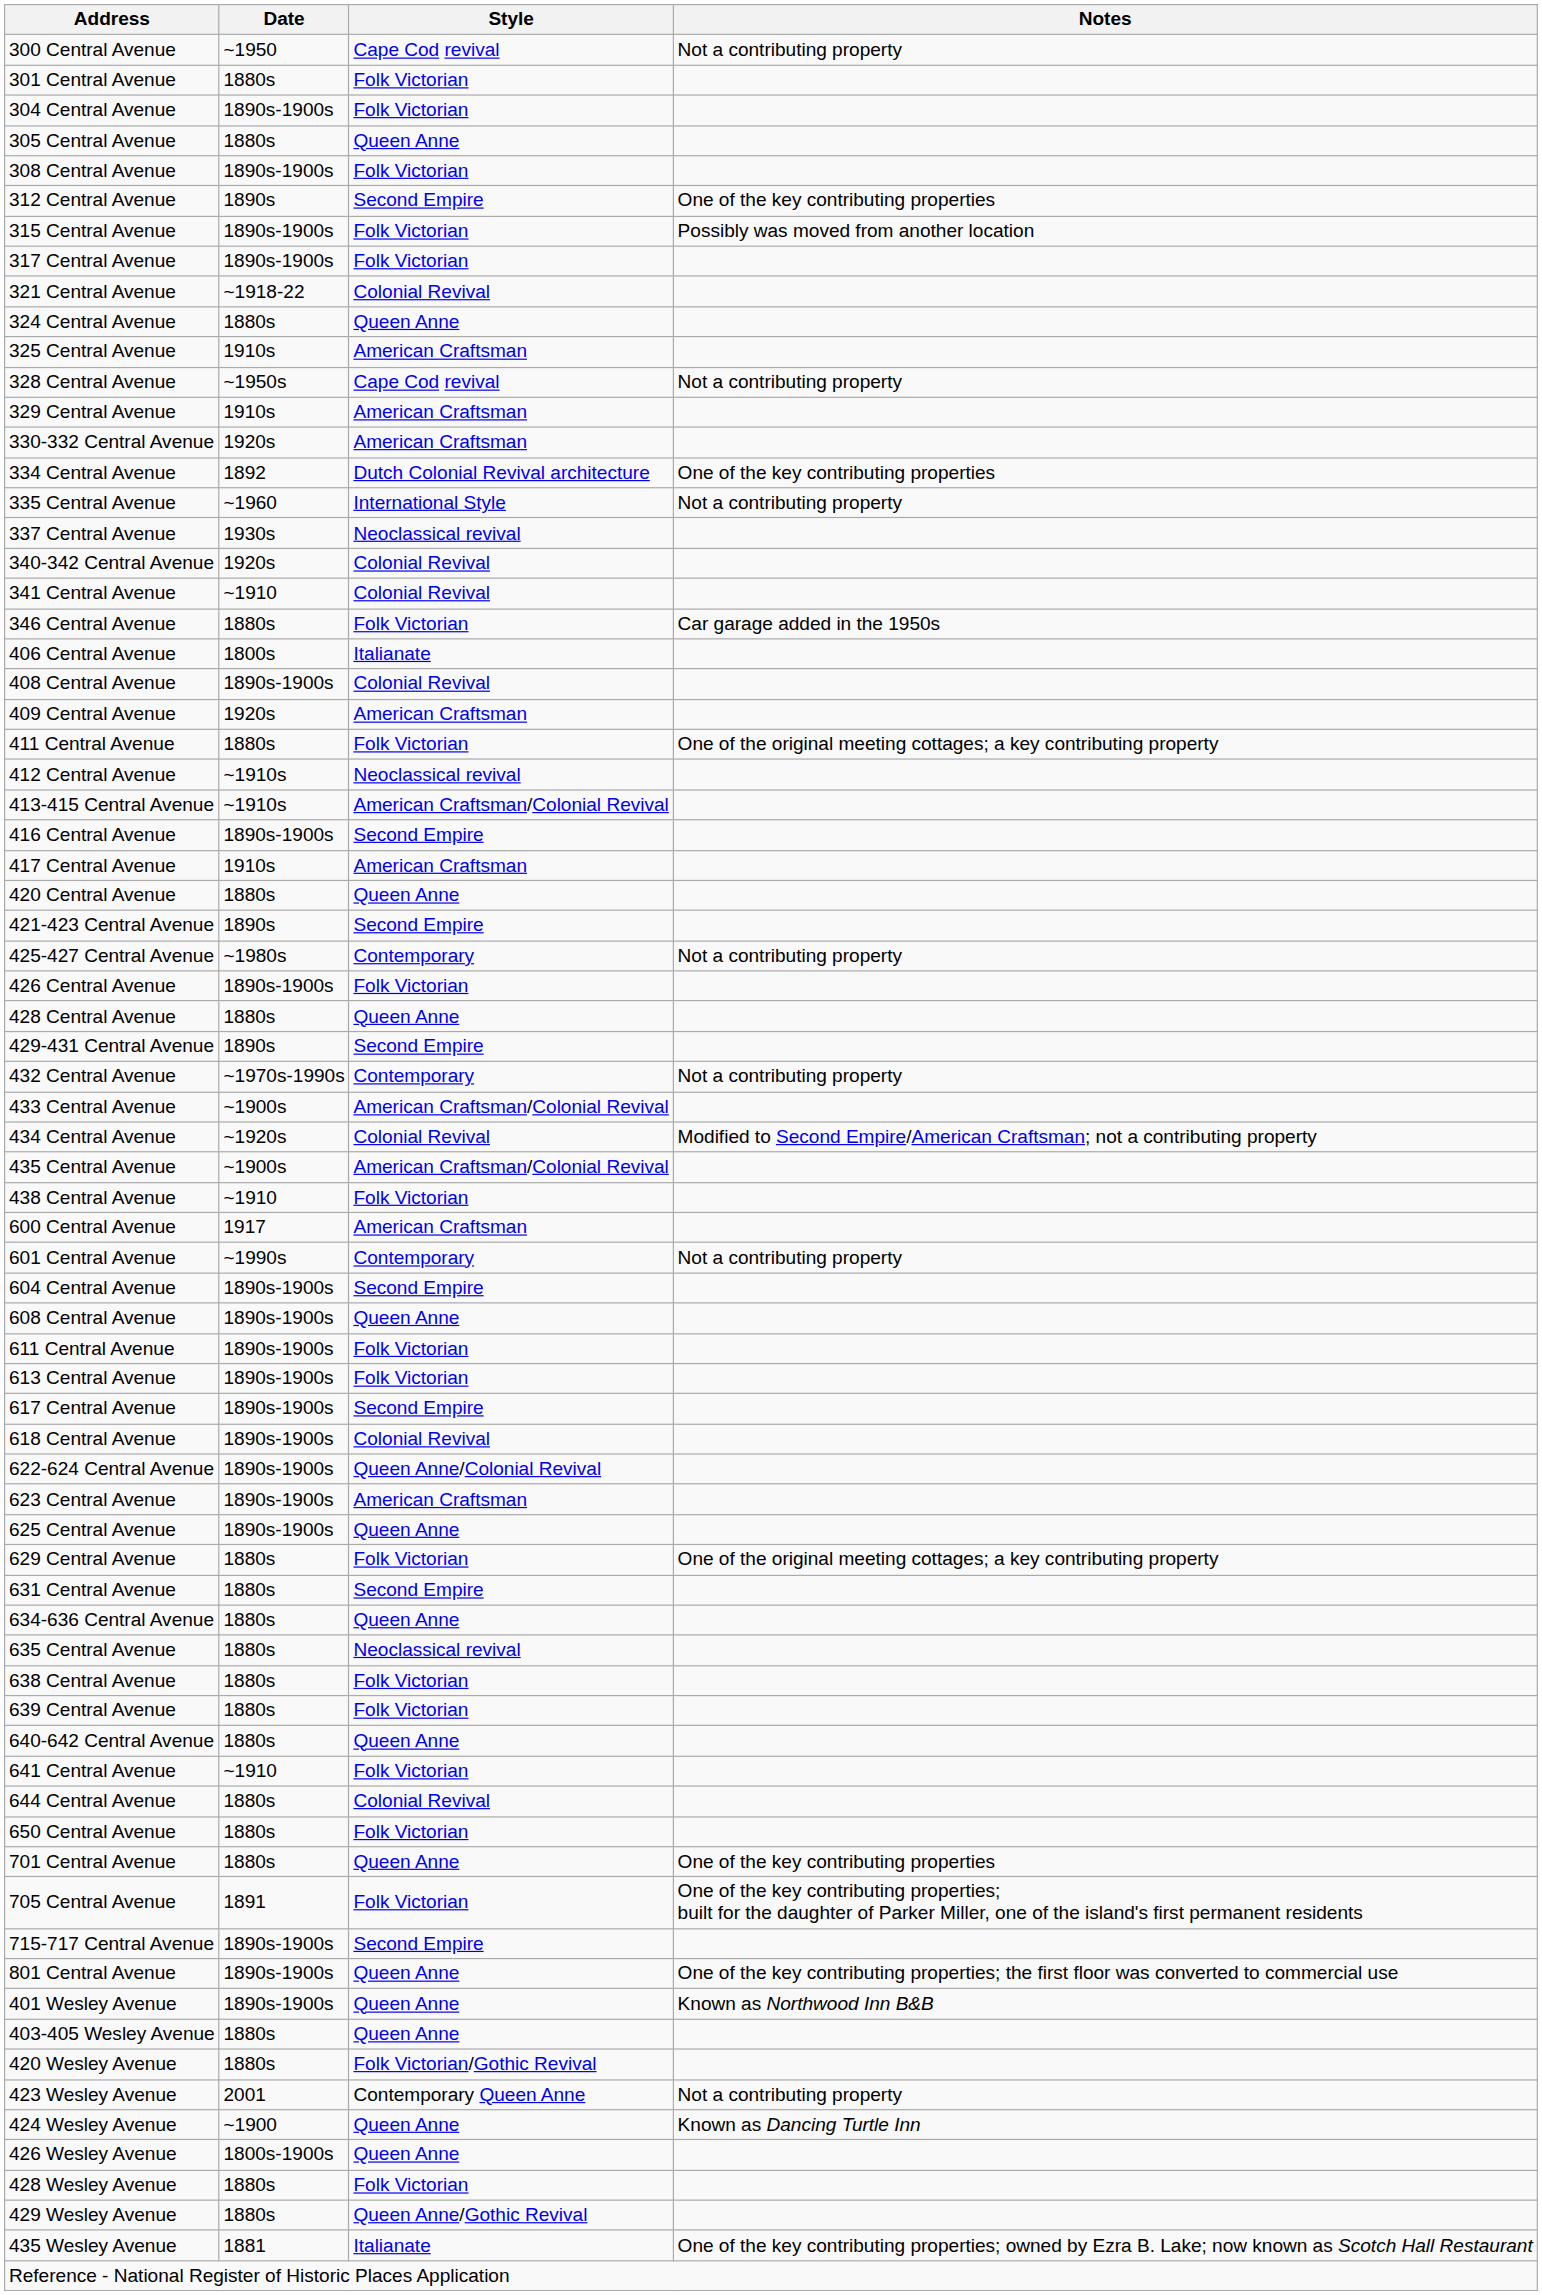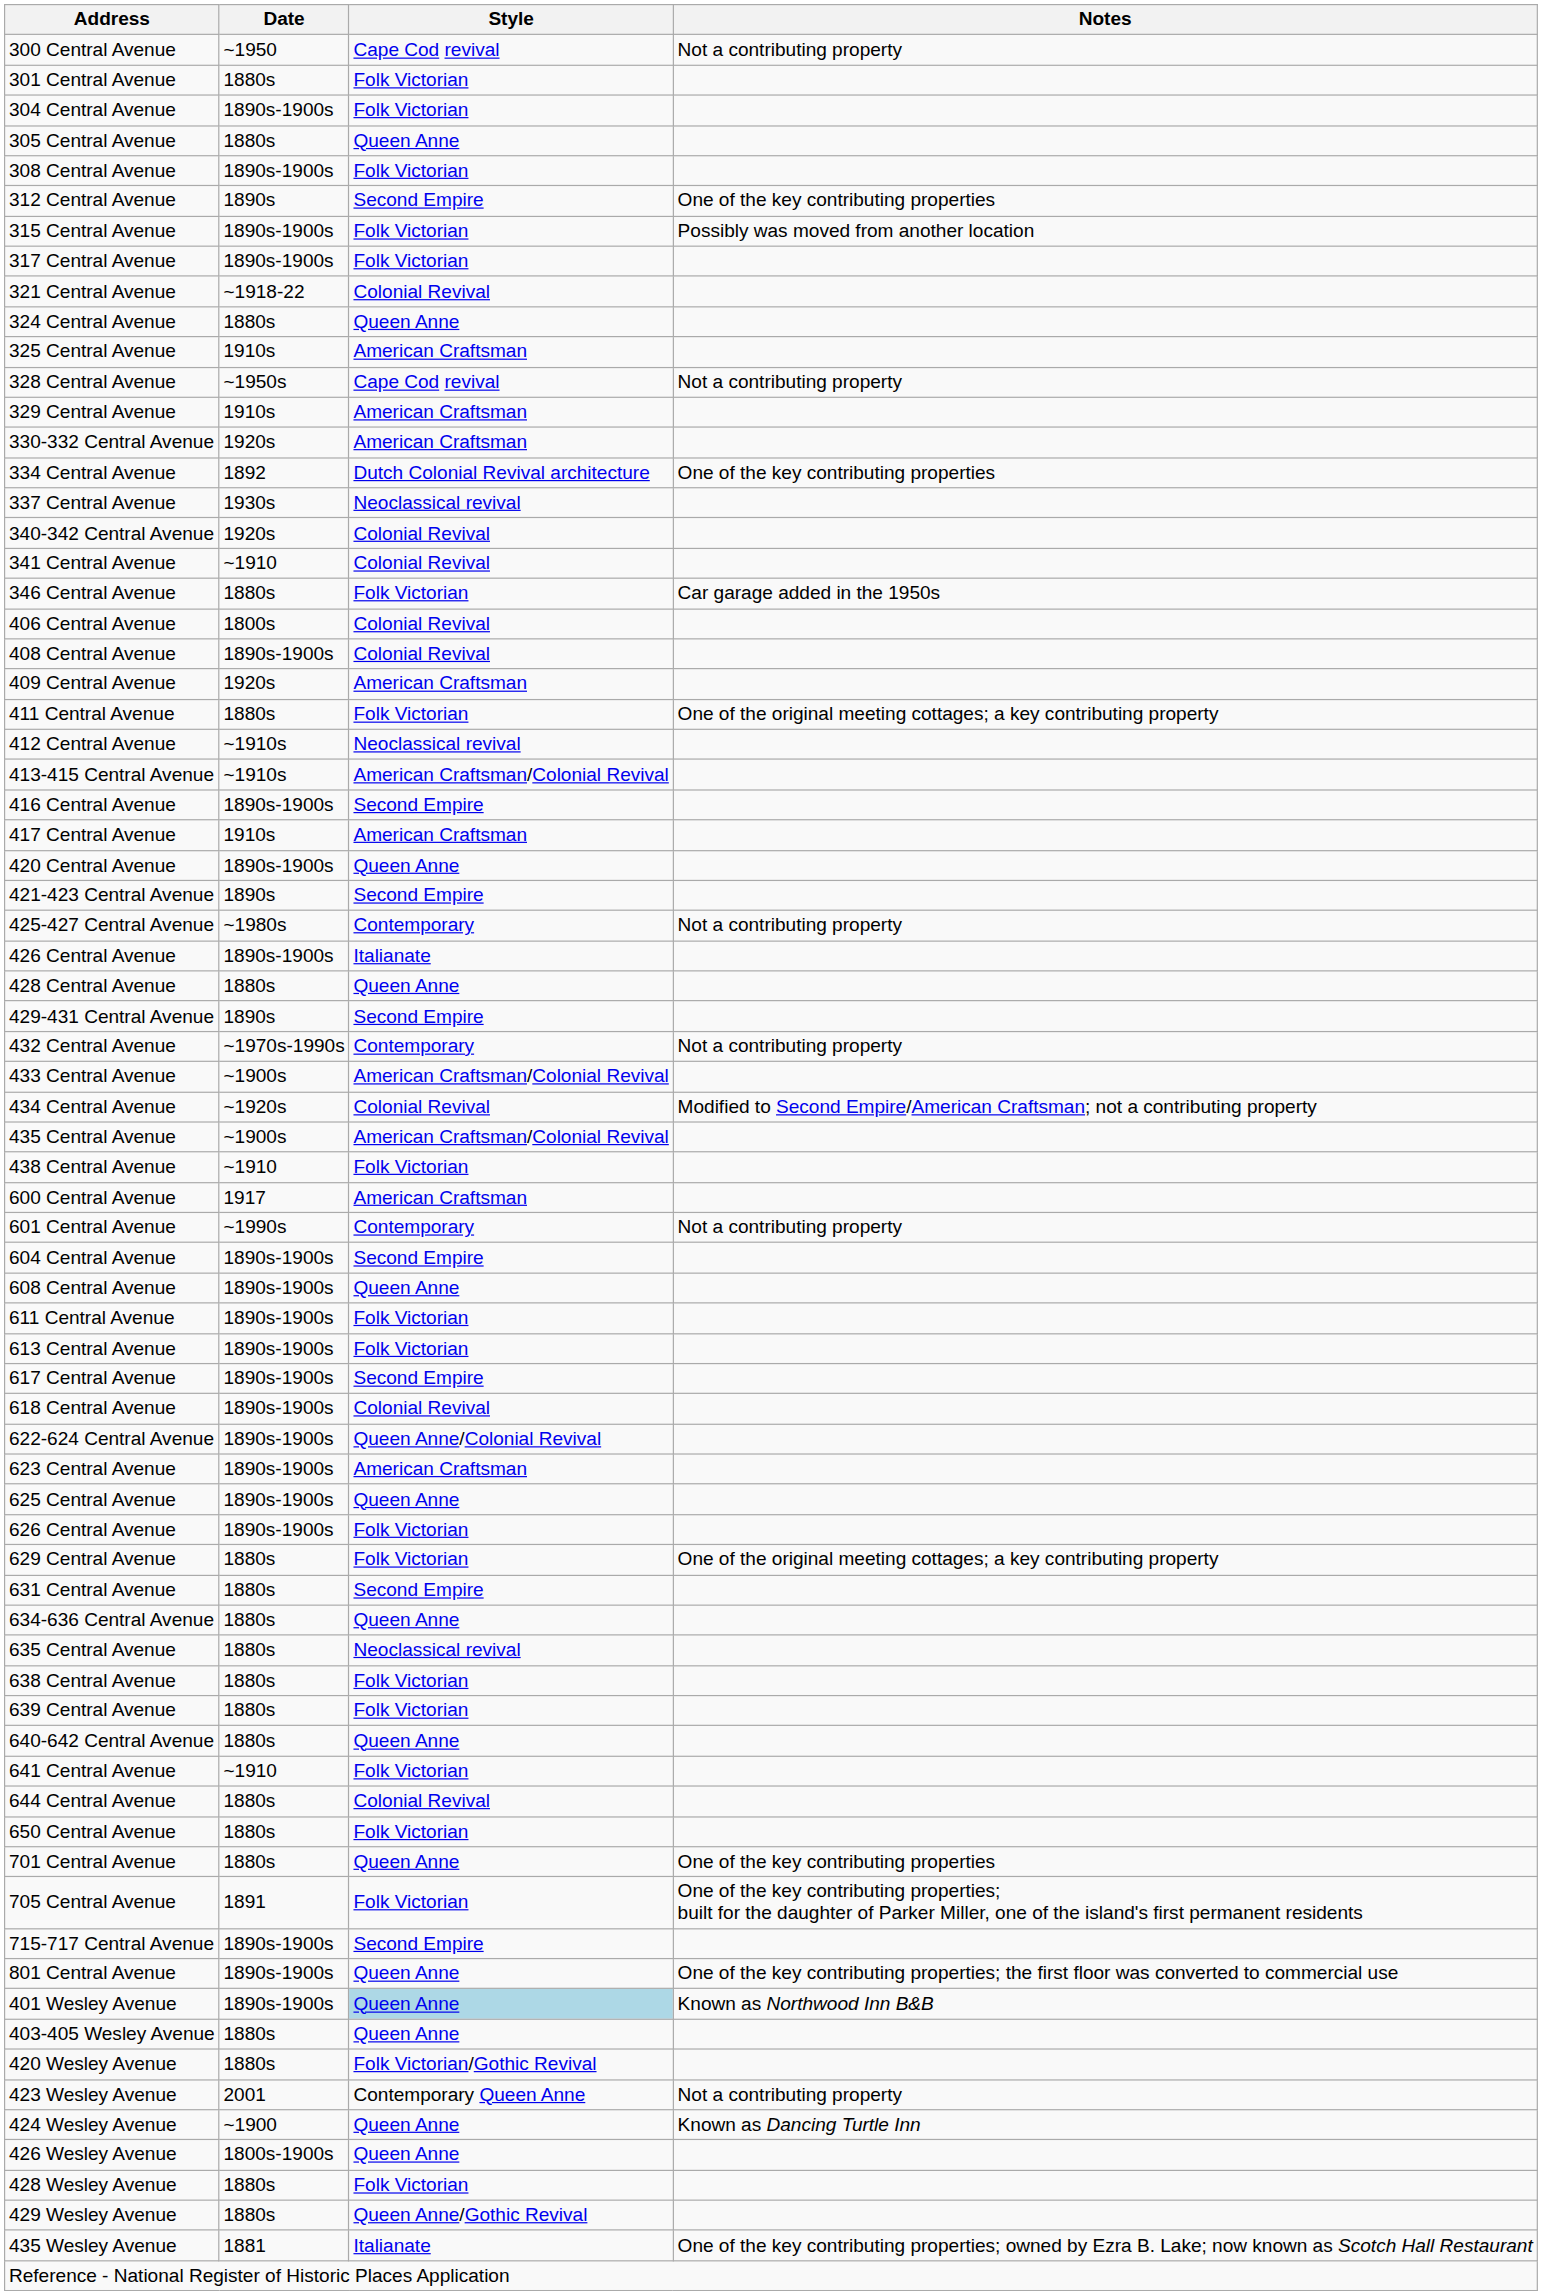- row: (92, 502)
(392, 653) Italianate -> (422, 623) Colonial Revival
(249, 895) 1880s -> (279, 865) 1890s-1900s
(411, 985) Folk Victorian -> (392, 955) Italianate
+ row: (92, 1529)
(406, 2003) no background -> (406, 2003) lightblue background
